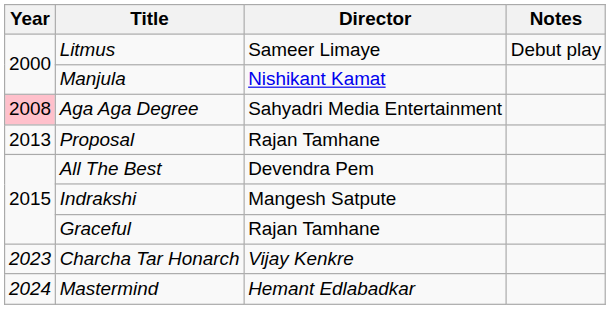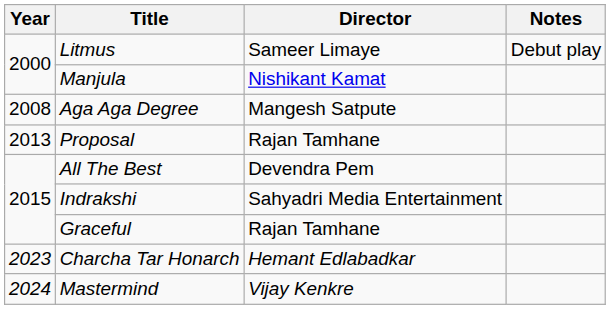(30, 109) pink background -> (30, 109) no background
(375, 109) Sahyadri Media Entertainment -> (322, 109) Mangesh Satpute
(322, 199) Mangesh Satpute -> (375, 199) Sahyadri Media Entertainment
(301, 259) Vijay Kenkre -> (332, 259) Hemant Edlabadkar
(332, 288) Hemant Edlabadkar -> (301, 288) Vijay Kenkre
